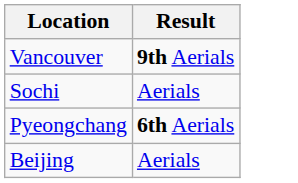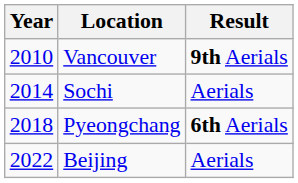+ column: (31, 21)
